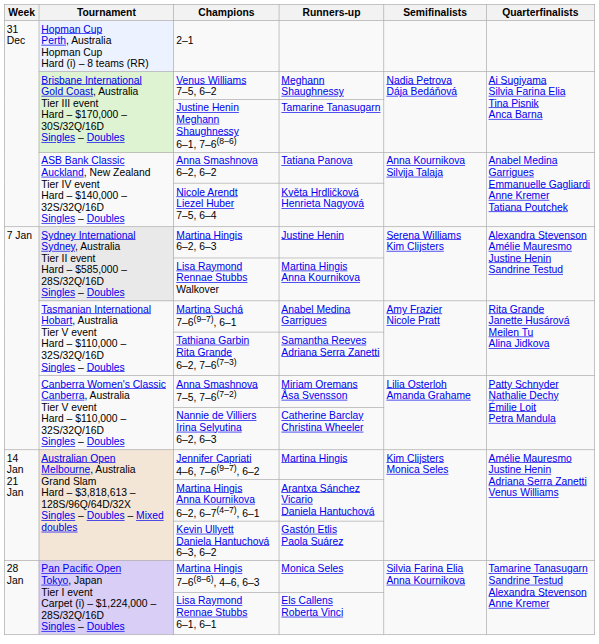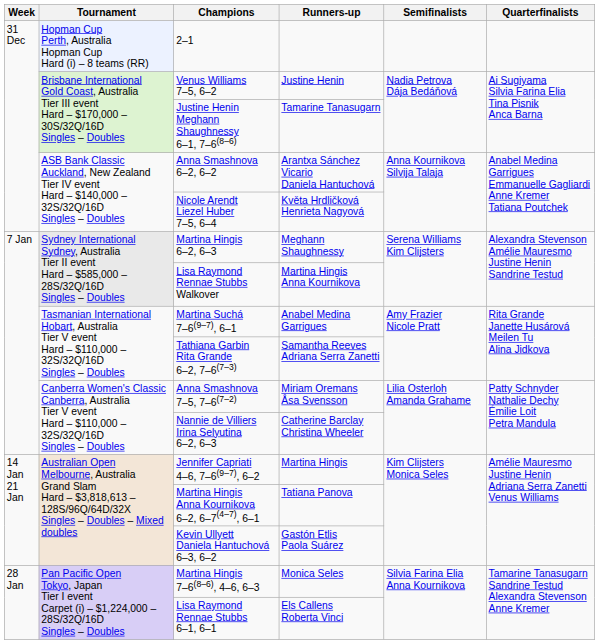(313, 86) Meghann Shaughnessy -> (313, 80) Justine Henin
(317, 161) Tatiana Panova -> (328, 173) Arantxa Sánchez Vicario Daniela Hantuchová
(313, 235) Justine Henin -> (313, 246) Meghann Shaughnessy
(328, 499) Arantxa Sánchez Vicario Daniela Hantuchová -> (317, 493) Tatiana Panova
